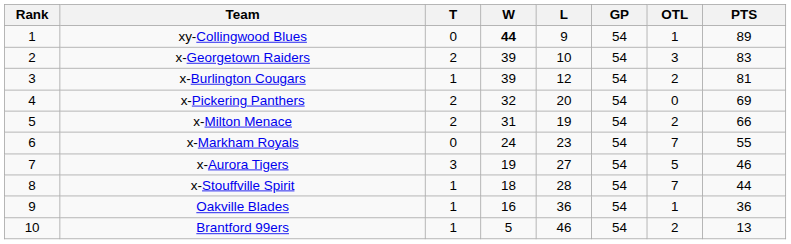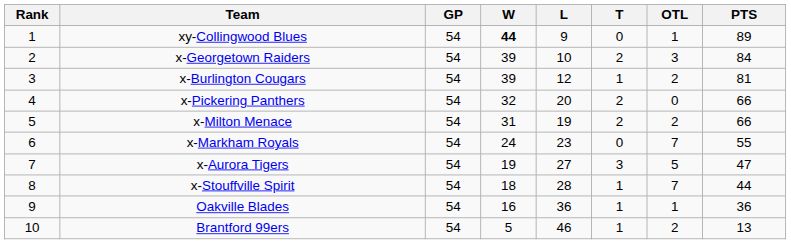columns swapped: (619, 15) <-> (453, 15)
(744, 57) 83 -> (744, 57) 84
(744, 100) 69 -> (744, 100) 66
(744, 164) 46 -> (744, 164) 47
